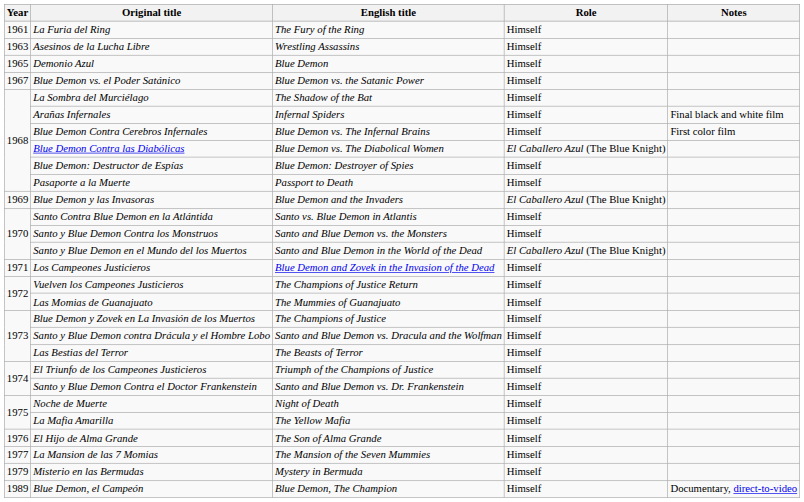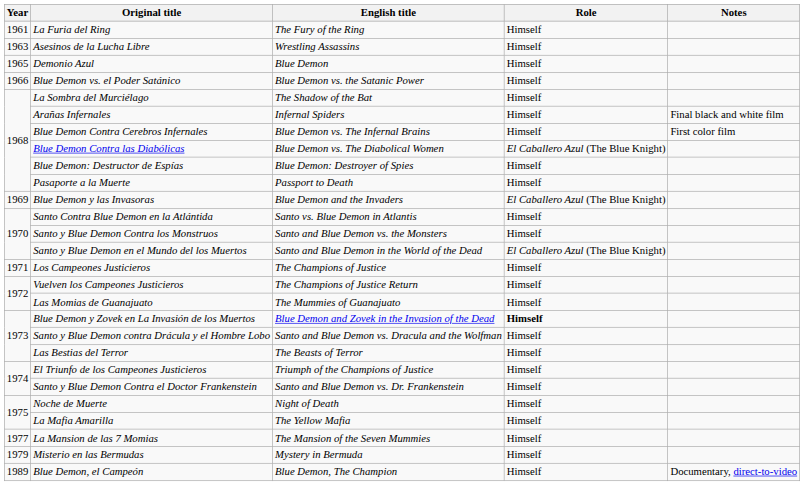(18, 81) 1967 -> (18, 81) 1966
(385, 268) Blue Demon and Zovek in the Invasion of the Dead -> (331, 268) The Champions of Justice
(331, 319) The Champions of Justice -> (385, 319) Blue Demon and Zovek in the Invasion of the Dead
(524, 319) normal -> (525, 319) bold
- row: (85, 438)
